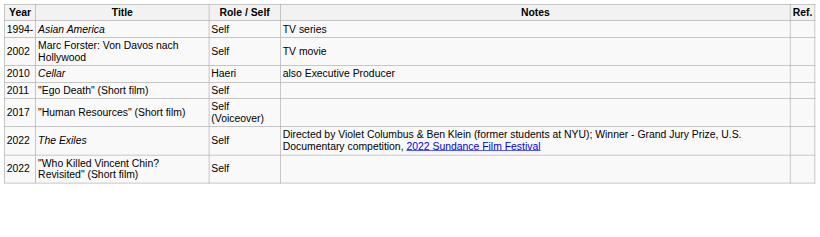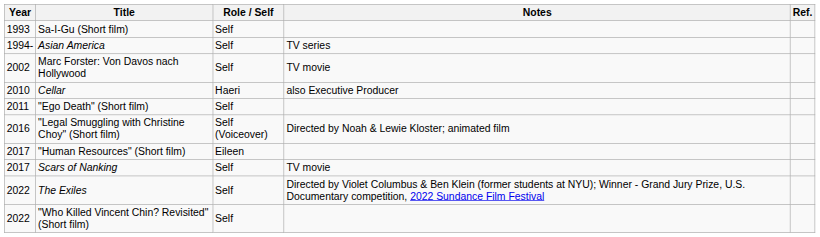+ row: (83, 29)
+ row: (111, 129)
(238, 112) Self (Voiceover) -> (230, 151) Eileen
+ row: (78, 168)
